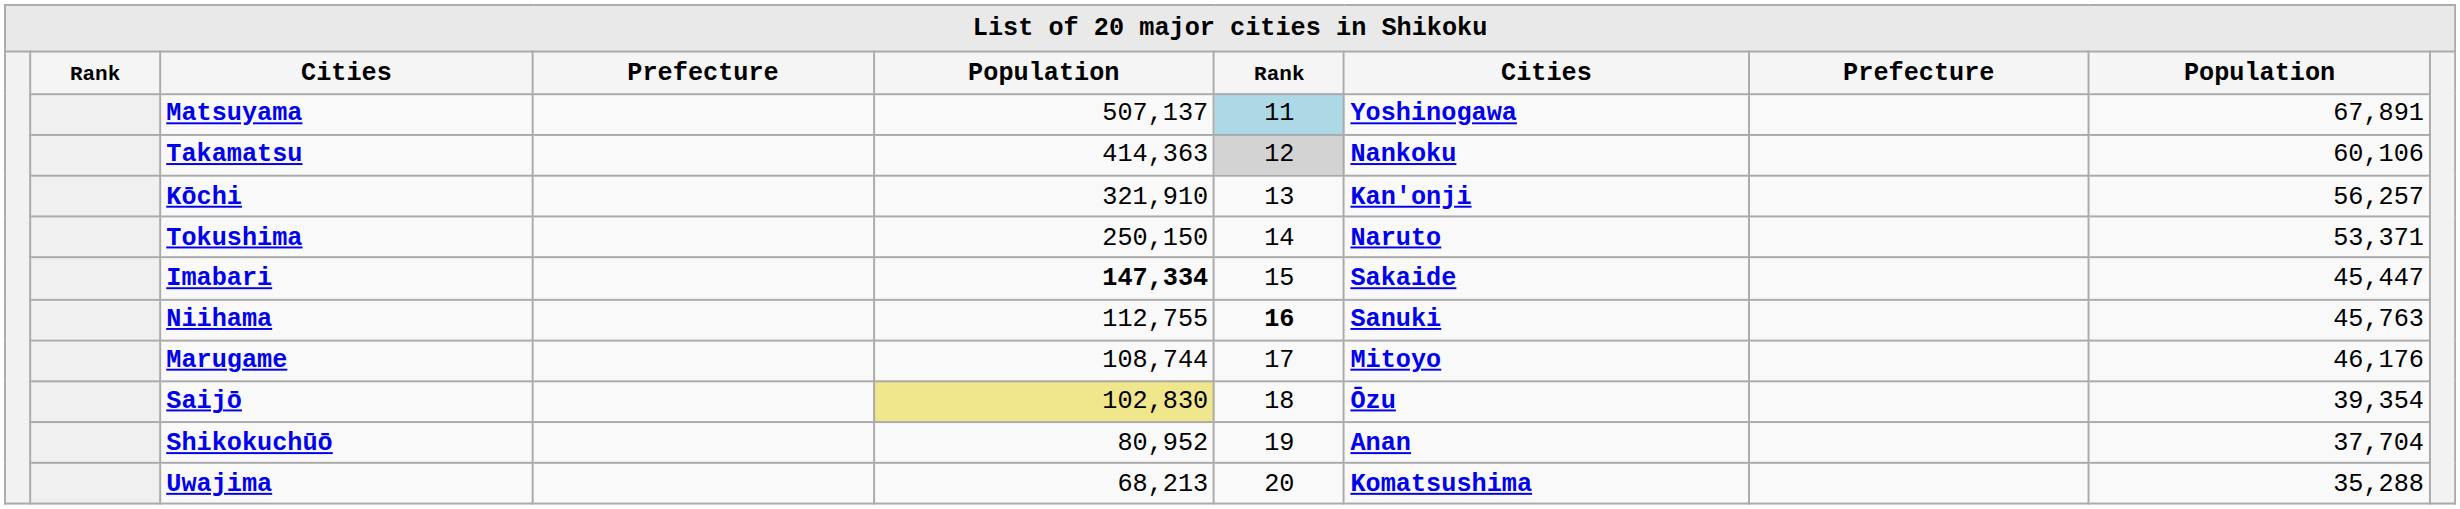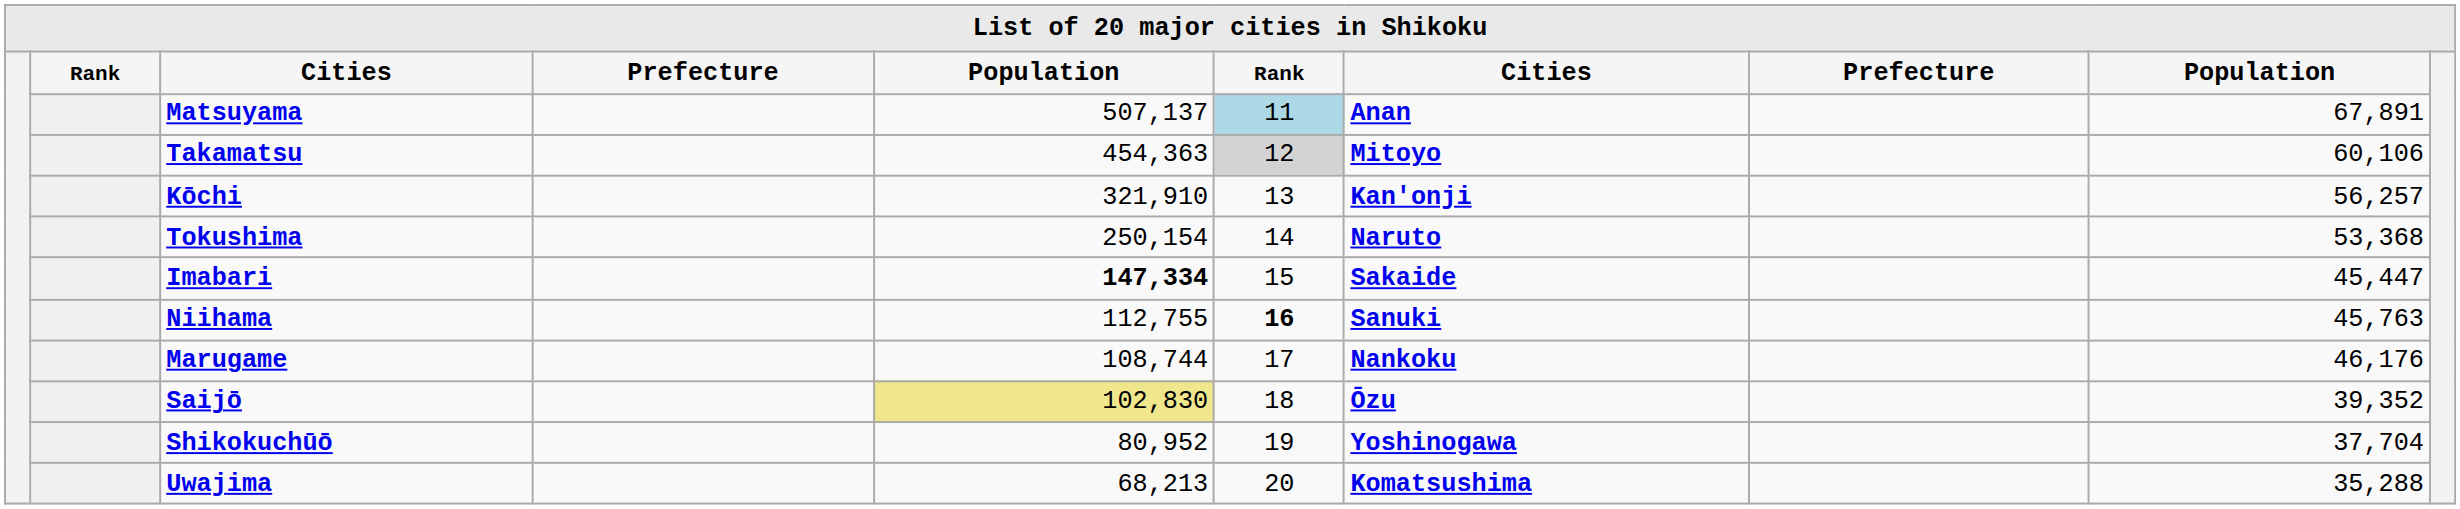(1434, 114) Yoshinogawa -> (1381, 114) Anan
(1155, 155) 414,363 -> (1155, 155) 454,363
(1403, 155) Nankoku -> (1396, 155) Mitoyo
(1155, 237) 250,150 -> (1155, 237) 250,154
(2379, 237) 53,371 -> (2379, 237) 53,368
(1396, 361) Mitoyo -> (1403, 361) Nankoku
(2379, 402) 39,354 -> (2379, 402) 39,352
(1381, 443) Anan -> (1434, 443) Yoshinogawa
